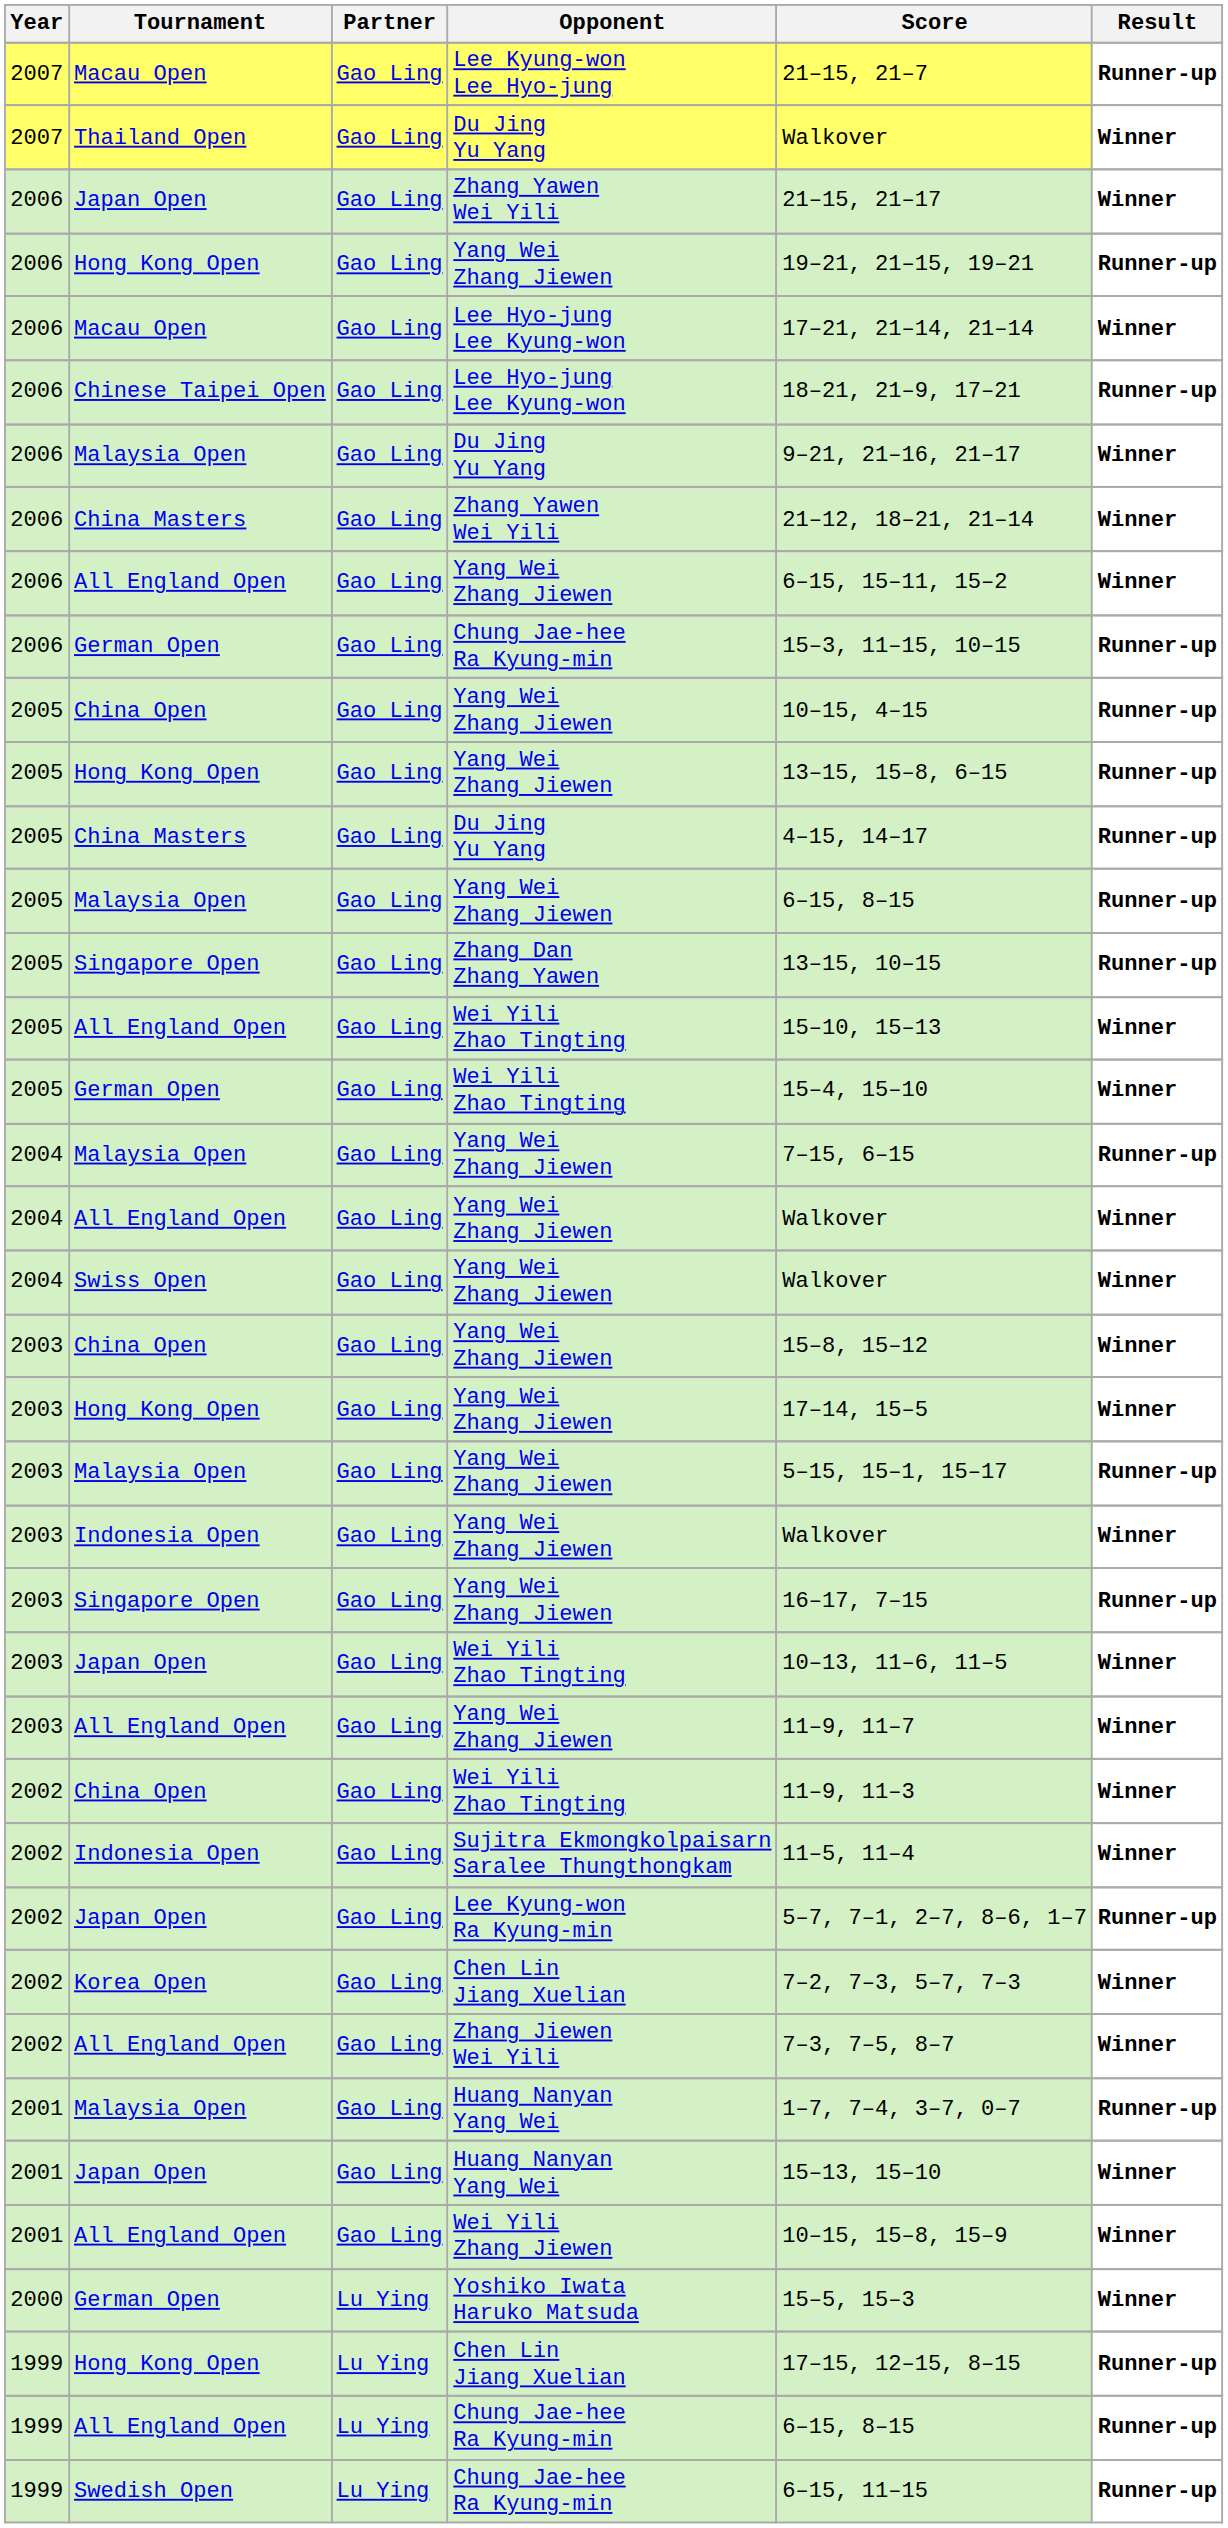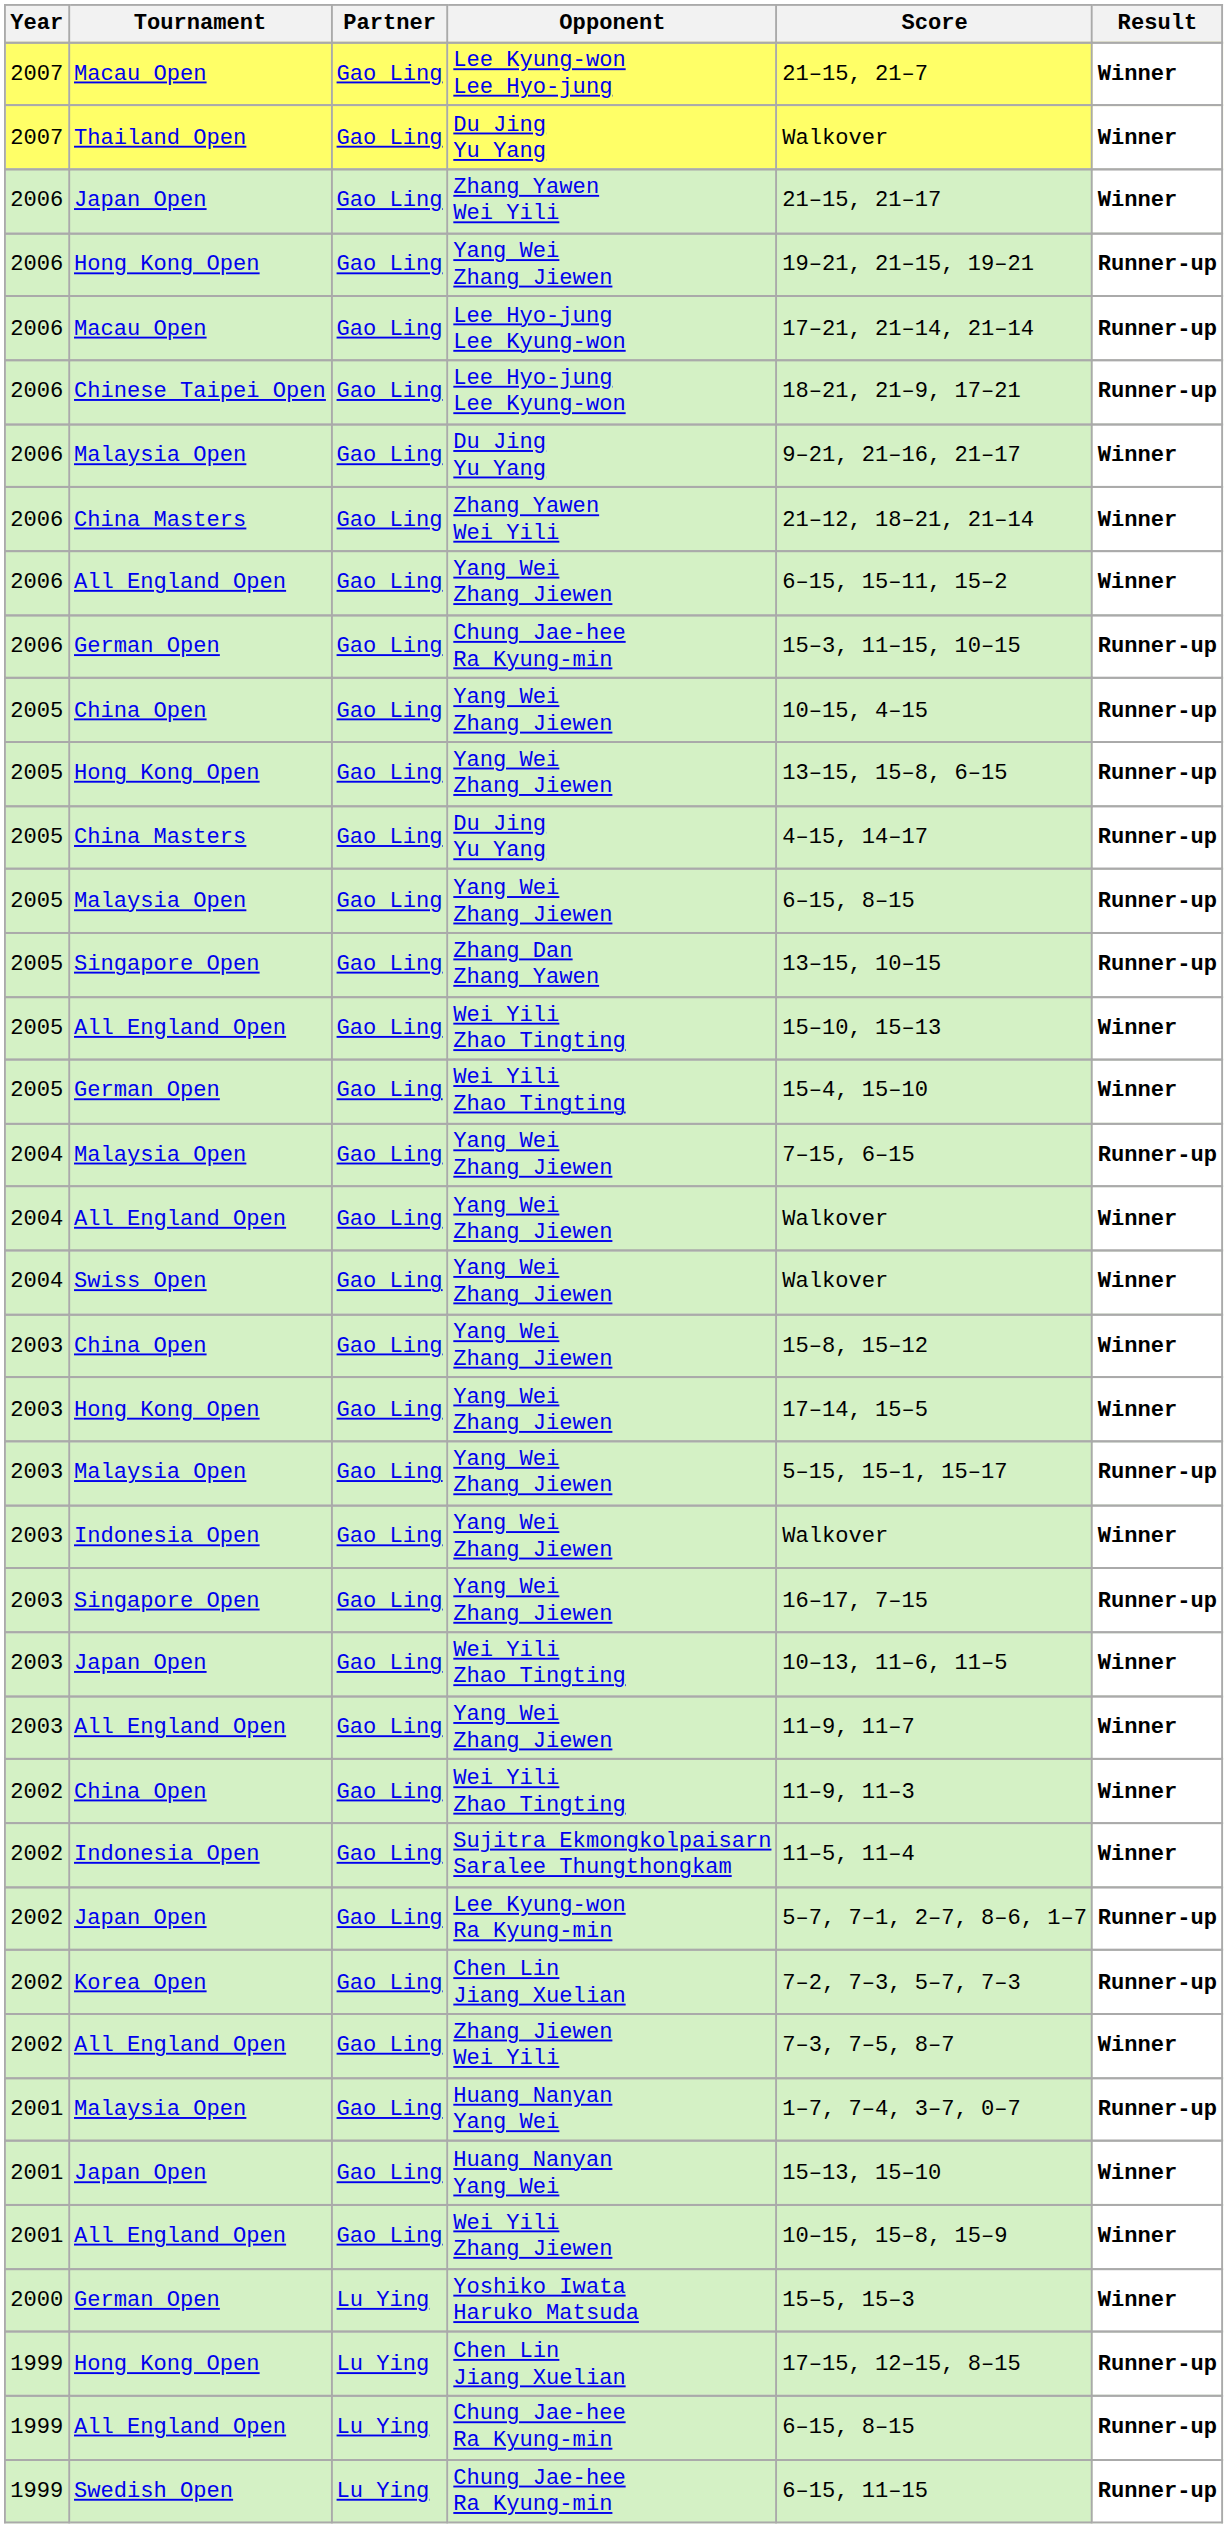(1157, 74) Runner-up -> (1138, 74) Winner
(1138, 328) Winner -> (1157, 328) Runner-up
(1138, 1982) Winner -> (1157, 1982) Runner-up
